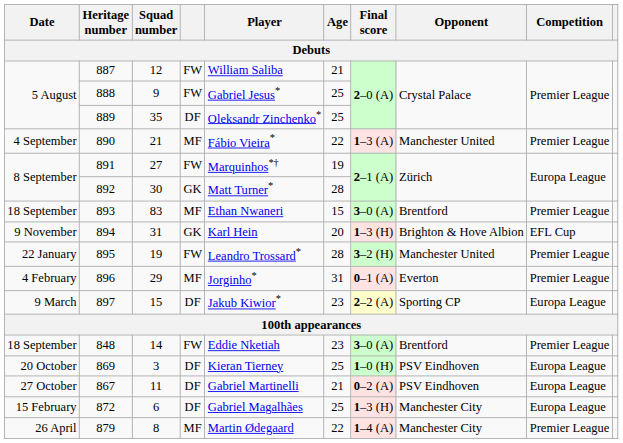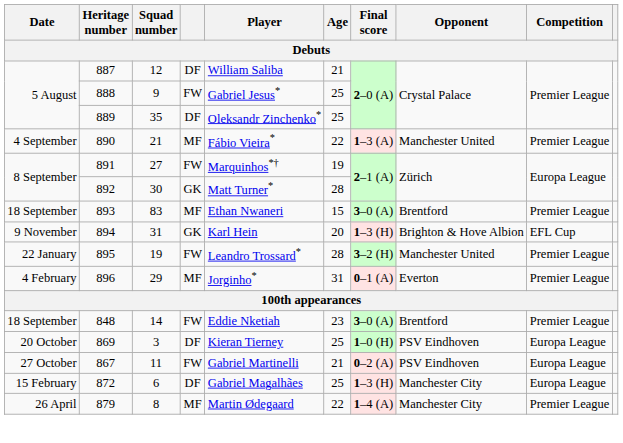(193, 71) FW -> (193, 71) DF
- row: (106, 302)
(193, 387) DF -> (193, 363) FW
